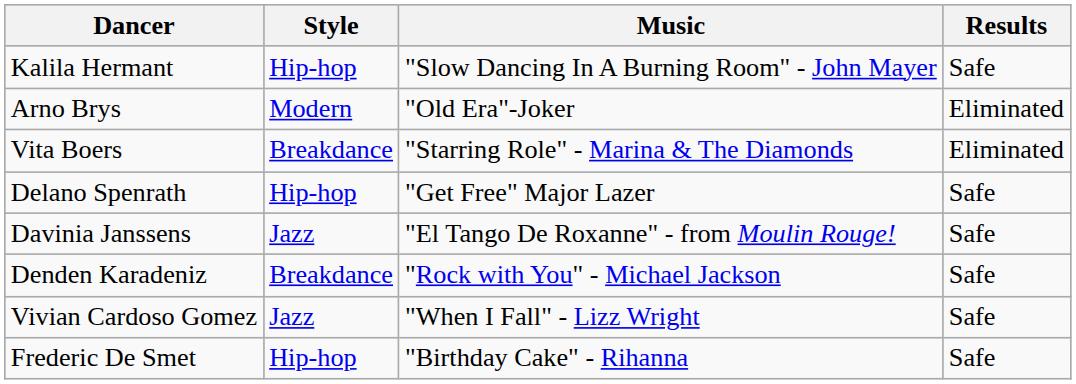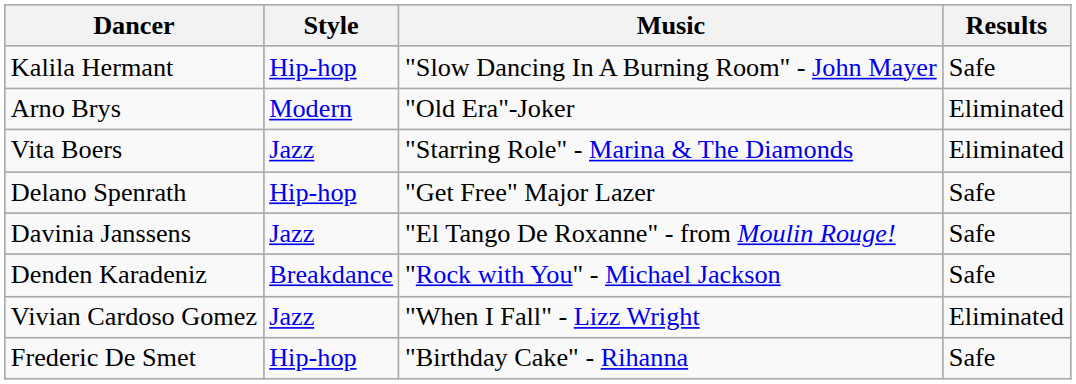(331, 150) Breakdance -> (292, 150) Jazz
(972, 316) Safe -> (1006, 316) Eliminated
